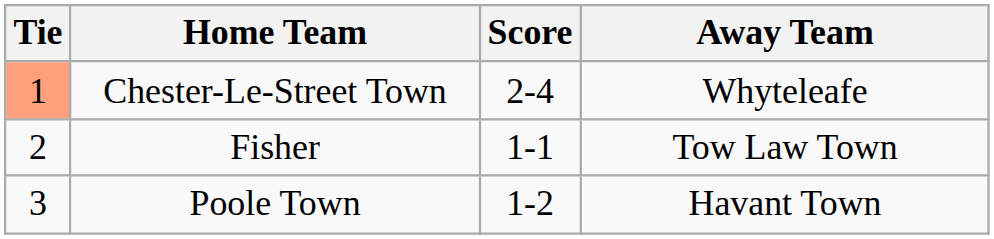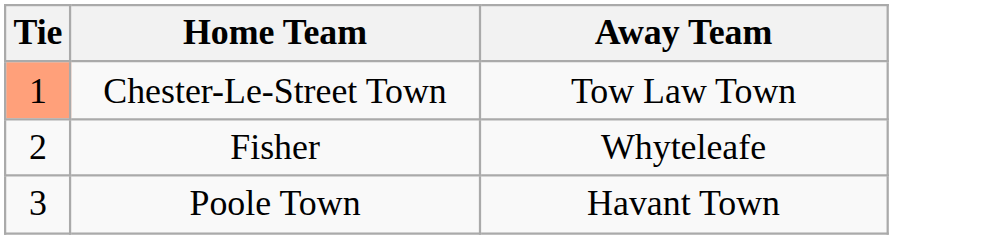- column: (530, 32)
(785, 89) Whyteleafe -> (684, 89) Tow Law Town
(785, 146) Tow Law Town -> (684, 146) Whyteleafe
